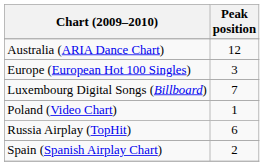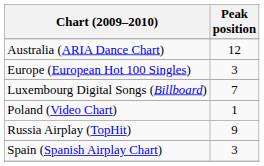(234, 130) 6 -> (234, 130) 9
(234, 150) 2 -> (234, 150) 3
